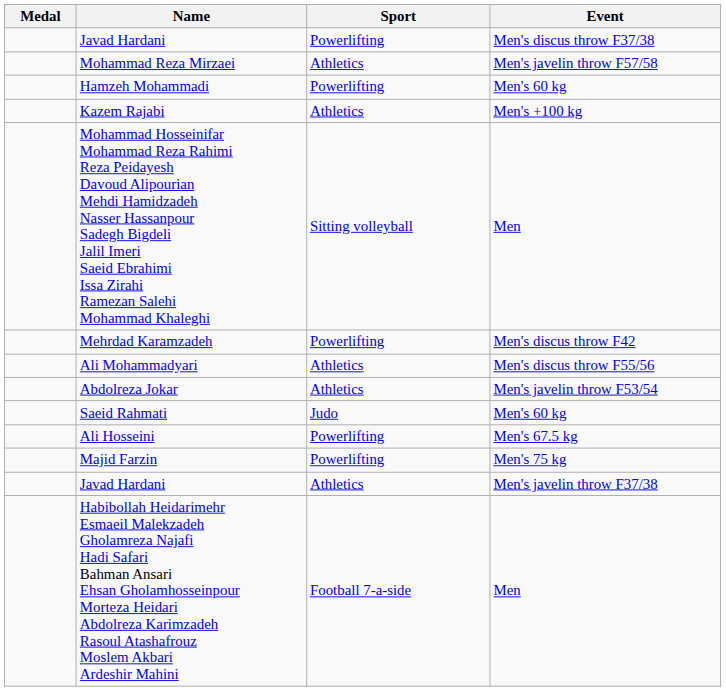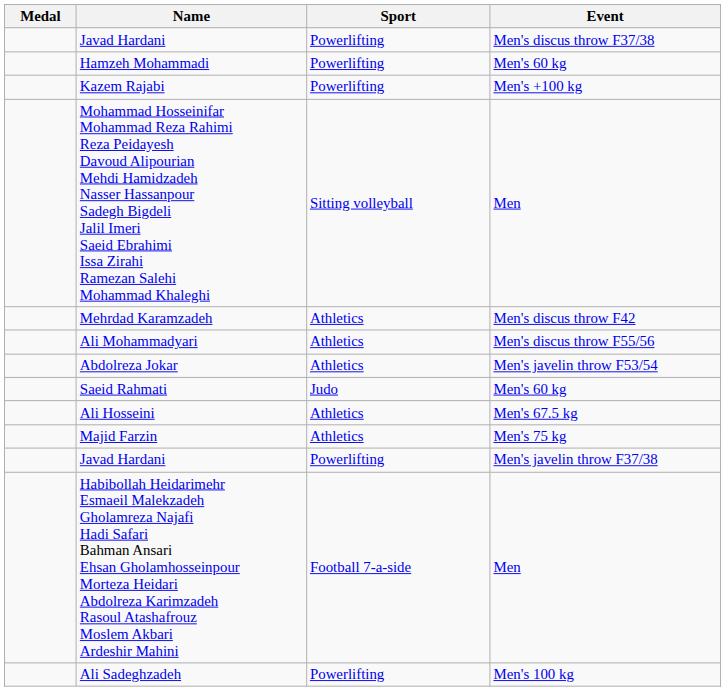- row: (158, 63)
(337, 110) Athletics -> (347, 87) Powerlifting
(347, 342) Powerlifting -> (337, 318) Athletics
(347, 436) Powerlifting -> (337, 412) Athletics
(347, 460) Powerlifting -> (337, 436) Athletics
(337, 483) Athletics -> (347, 460) Powerlifting
+ row: (130, 674)
